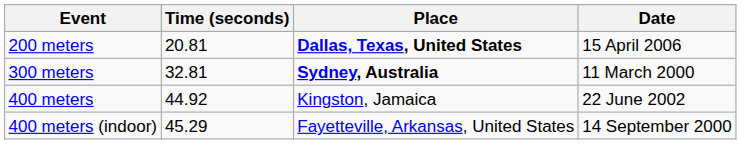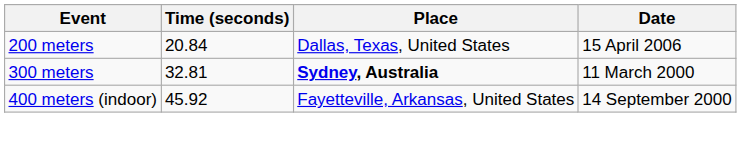(186, 45) 20.81 -> (186, 45) 20.84
(410, 45) bold -> (403, 45) normal
- row: (51, 99)
(186, 126) 45.29 -> (186, 99) 45.92
